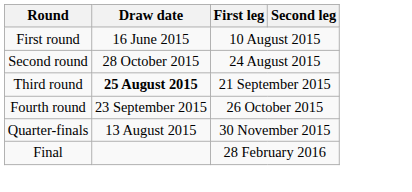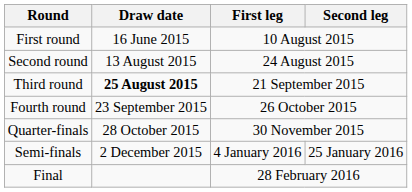(151, 61) 28 October 2015 -> (151, 61) 13 August 2015
(151, 130) 13 August 2015 -> (151, 130) 28 October 2015
+ row: (48, 152)
